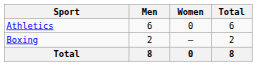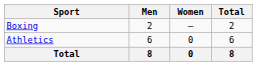rows swapped: (30, 26) <-> (22, 40)
